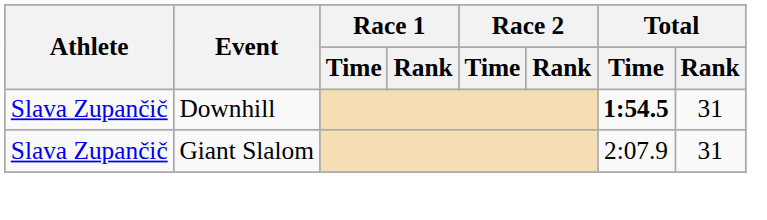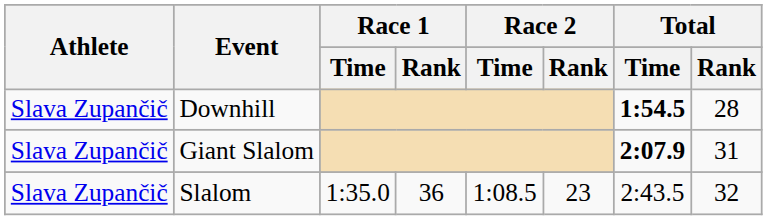(710, 109) 31 -> (727, 109) 28
(636, 151) normal -> (652, 151) bold
+ row: (215, 192)
